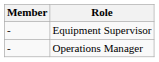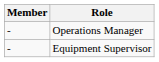rows swapped: (98, 48) <-> (102, 30)
